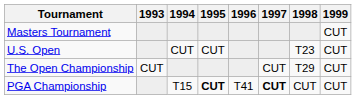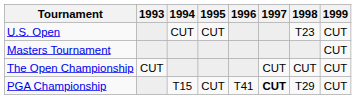rows swapped: (59, 32) <-> (34, 50)
(305, 68) T29 -> (305, 68) CUT
(213, 86) bold -> (213, 86) normal
(305, 86) CUT -> (305, 86) T29
